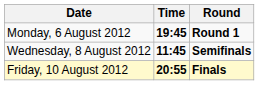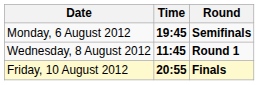(216, 32) Round 1 -> (222, 32) Semifinals
(222, 51) Semifinals -> (216, 51) Round 1
